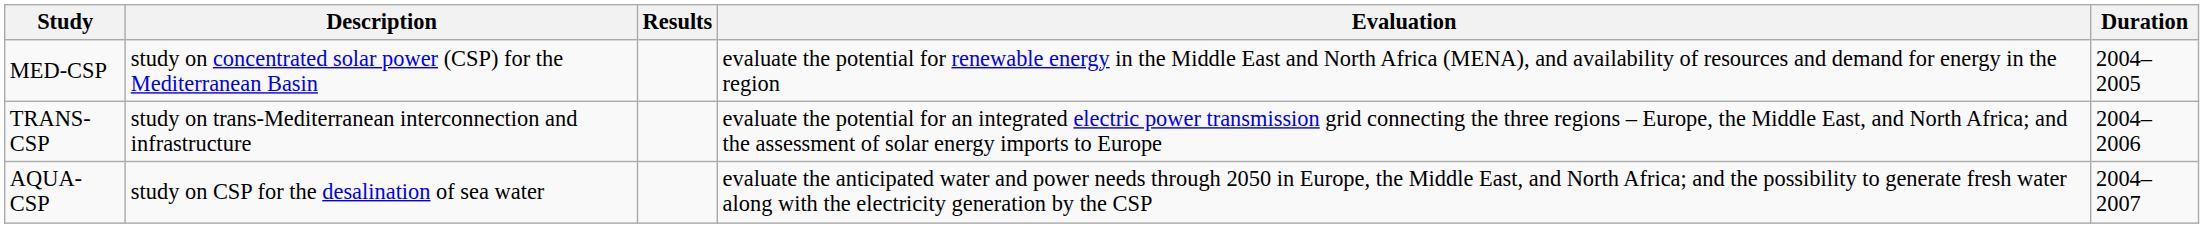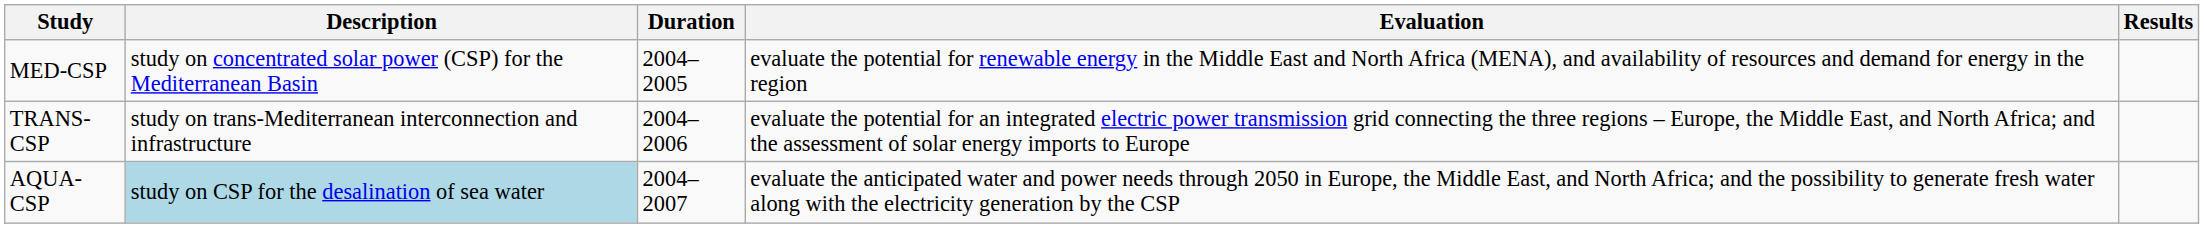columns swapped: (2145, 22) <-> (677, 22)
(338, 191) no background -> (338, 191) lightblue background
